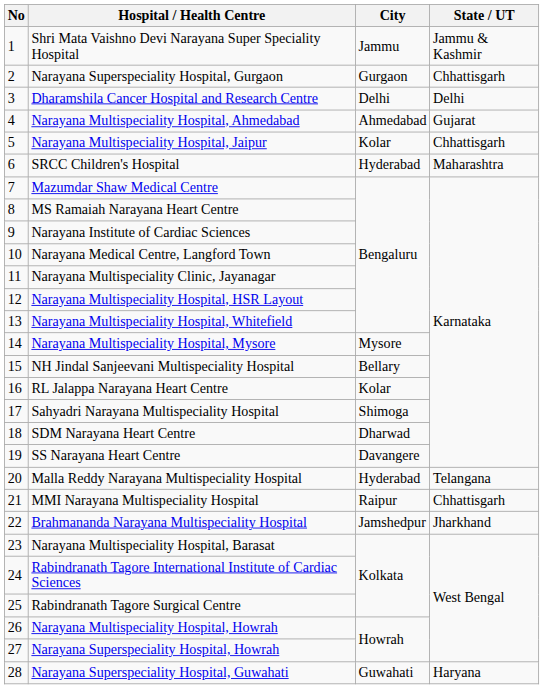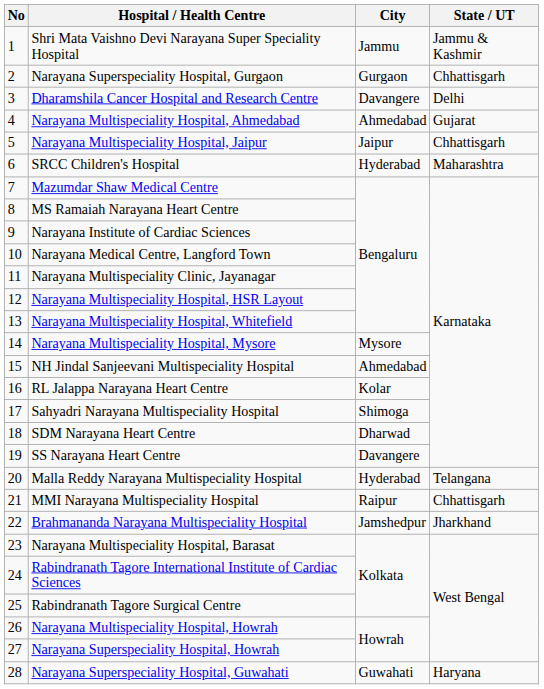(374, 98) Delhi -> (389, 98) Davangere
(375, 143) Kolar -> (376, 143) Jaipur
(379, 366) Bellary -> (393, 366) Ahmedabad
